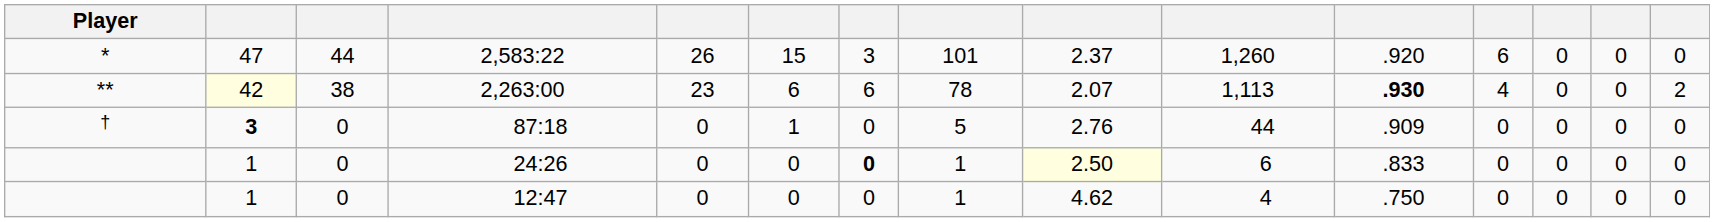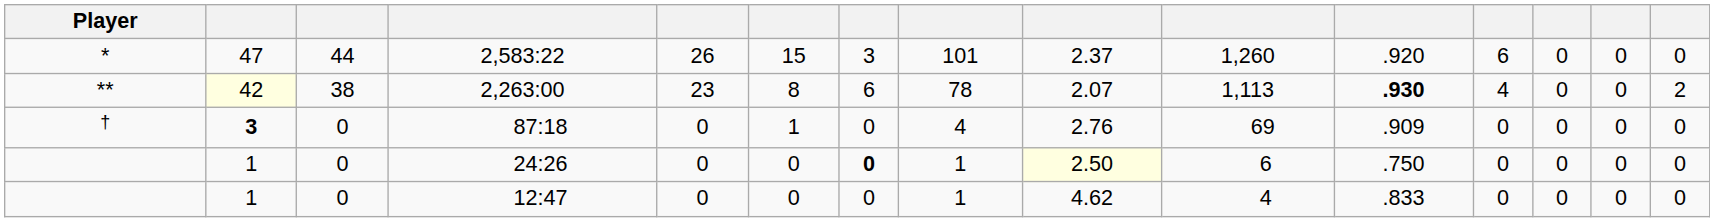(794, 90) 6 -> (794, 90) 8
(960, 127) 5 -> (960, 127) 4
(1248, 127) 44 -> (1248, 127) 69
(1404, 164) .833 -> (1404, 164) .750
(1404, 198) .750 -> (1404, 198) .833
